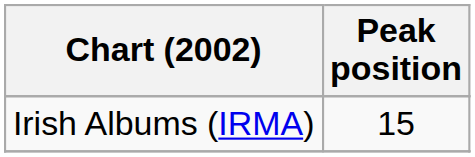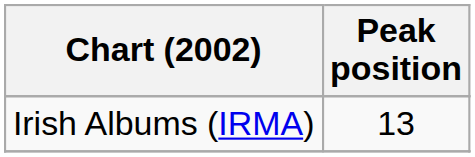(396, 123) 15 -> (396, 123) 13
